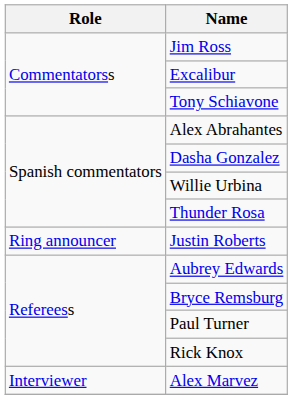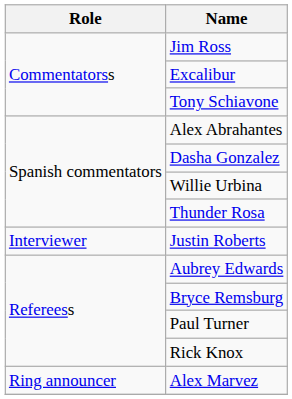(62, 241) Ring announcer -> (48, 241) Interviewer
(48, 380) Interviewer -> (62, 380) Ring announcer
